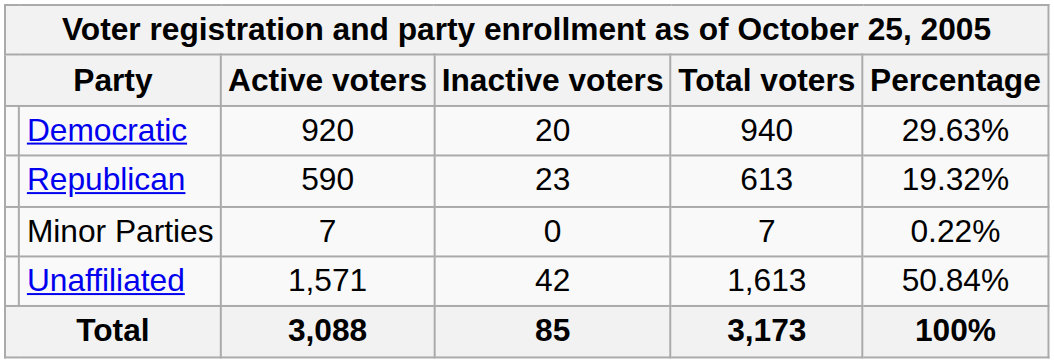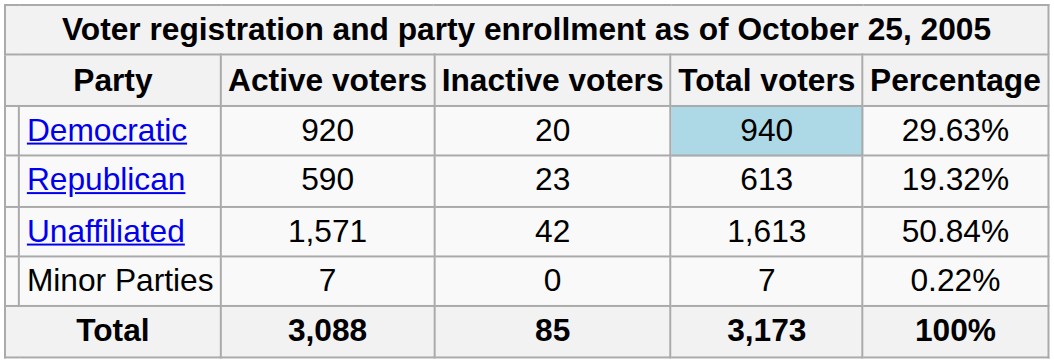(767, 130) no background -> (767, 130) lightblue background
rows swapped: (106, 280) <-> (120, 230)
